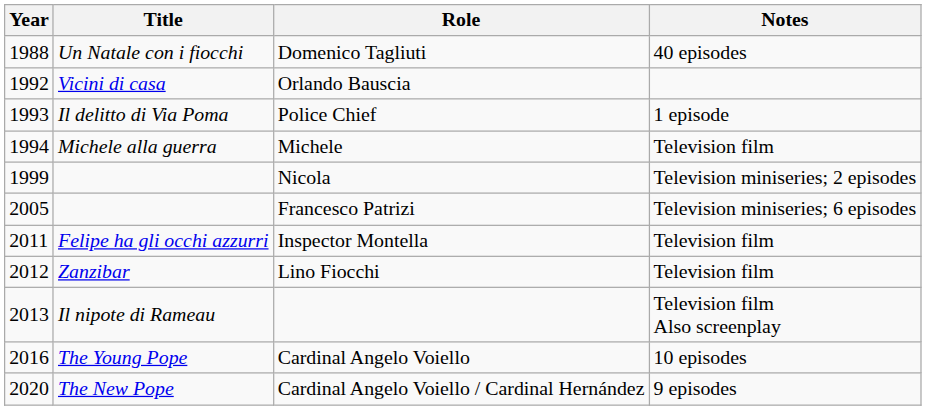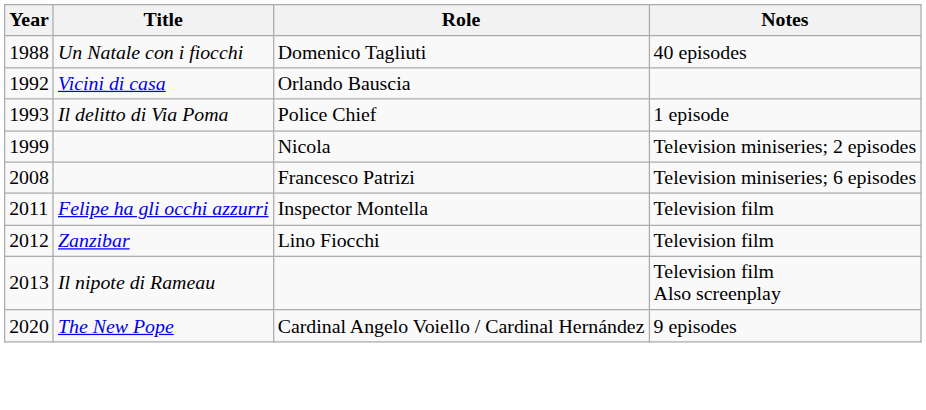- row: (310, 146)
(29, 209) 2005 -> (29, 177) 2008
- row: (374, 357)
